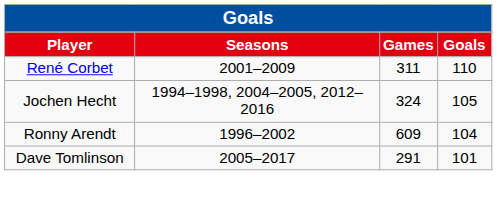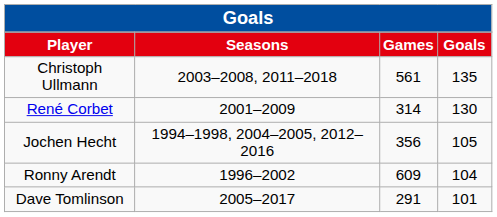+ row: (70, 77)
(408, 68) 311 -> (408, 109) 314
(464, 68) 110 -> (464, 109) 130
(408, 101) 324 -> (408, 142) 356
